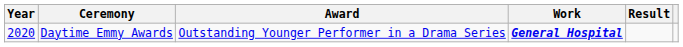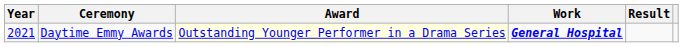(21, 33) 2020 -> (21, 33) 2021
(342, 33) no background -> (342, 33) lightyellow background
